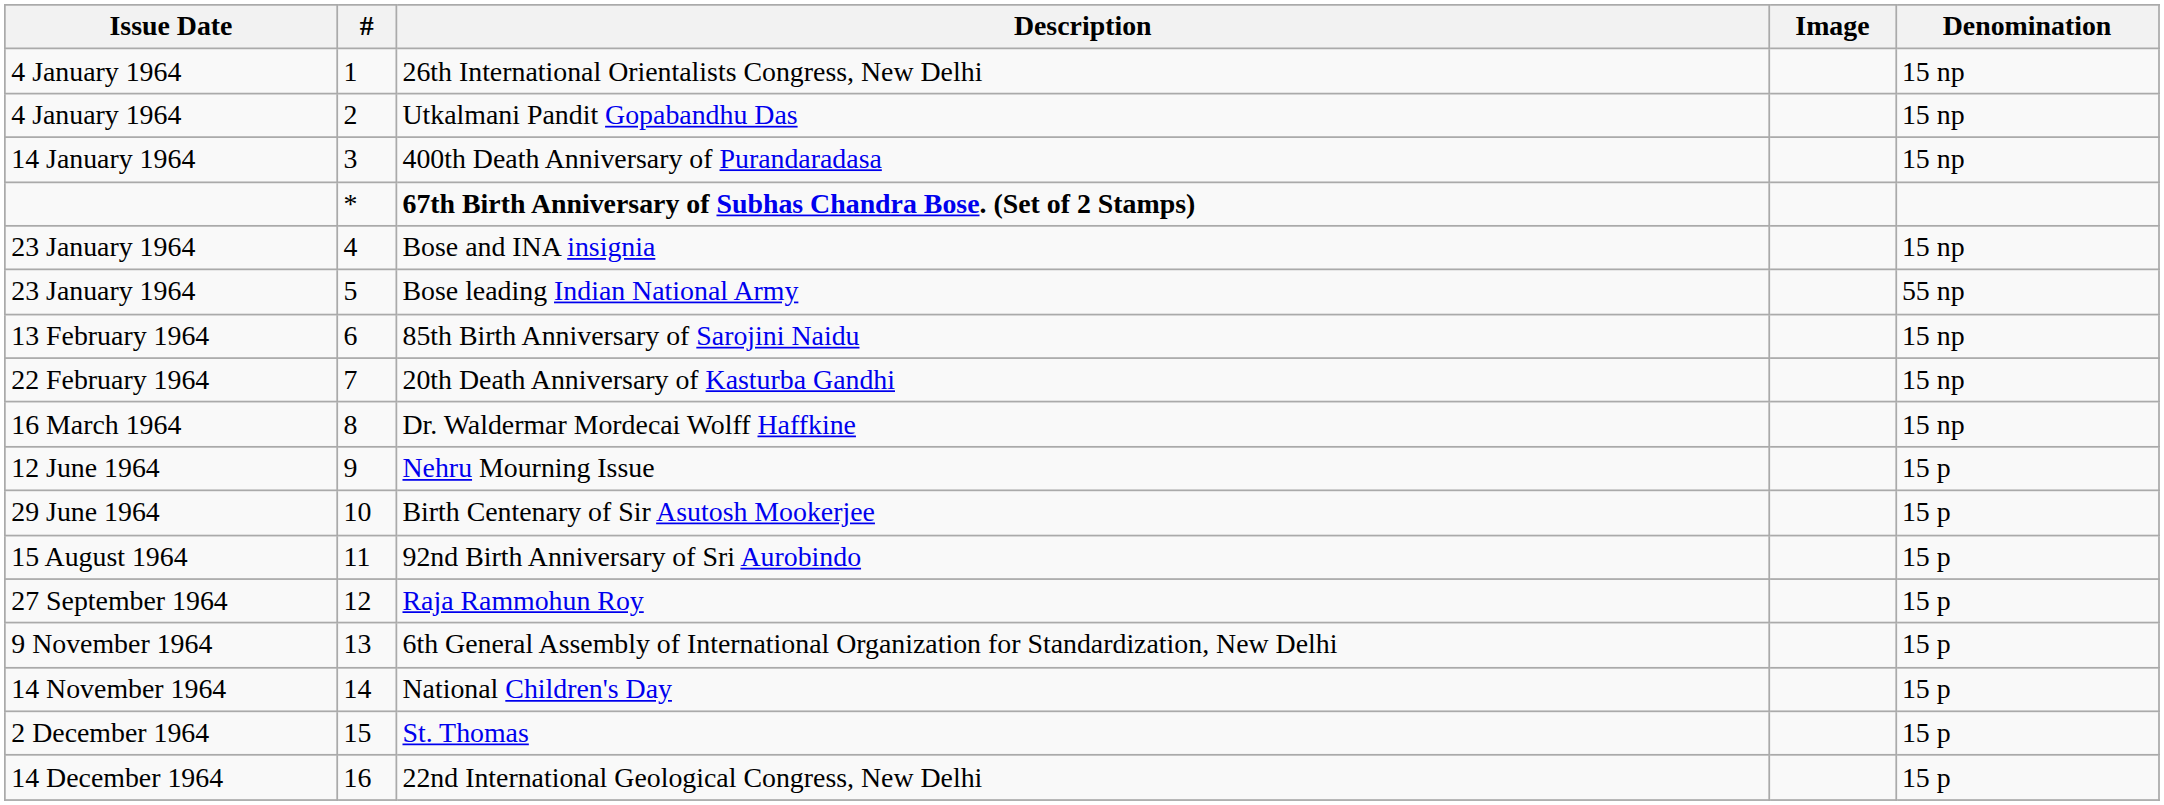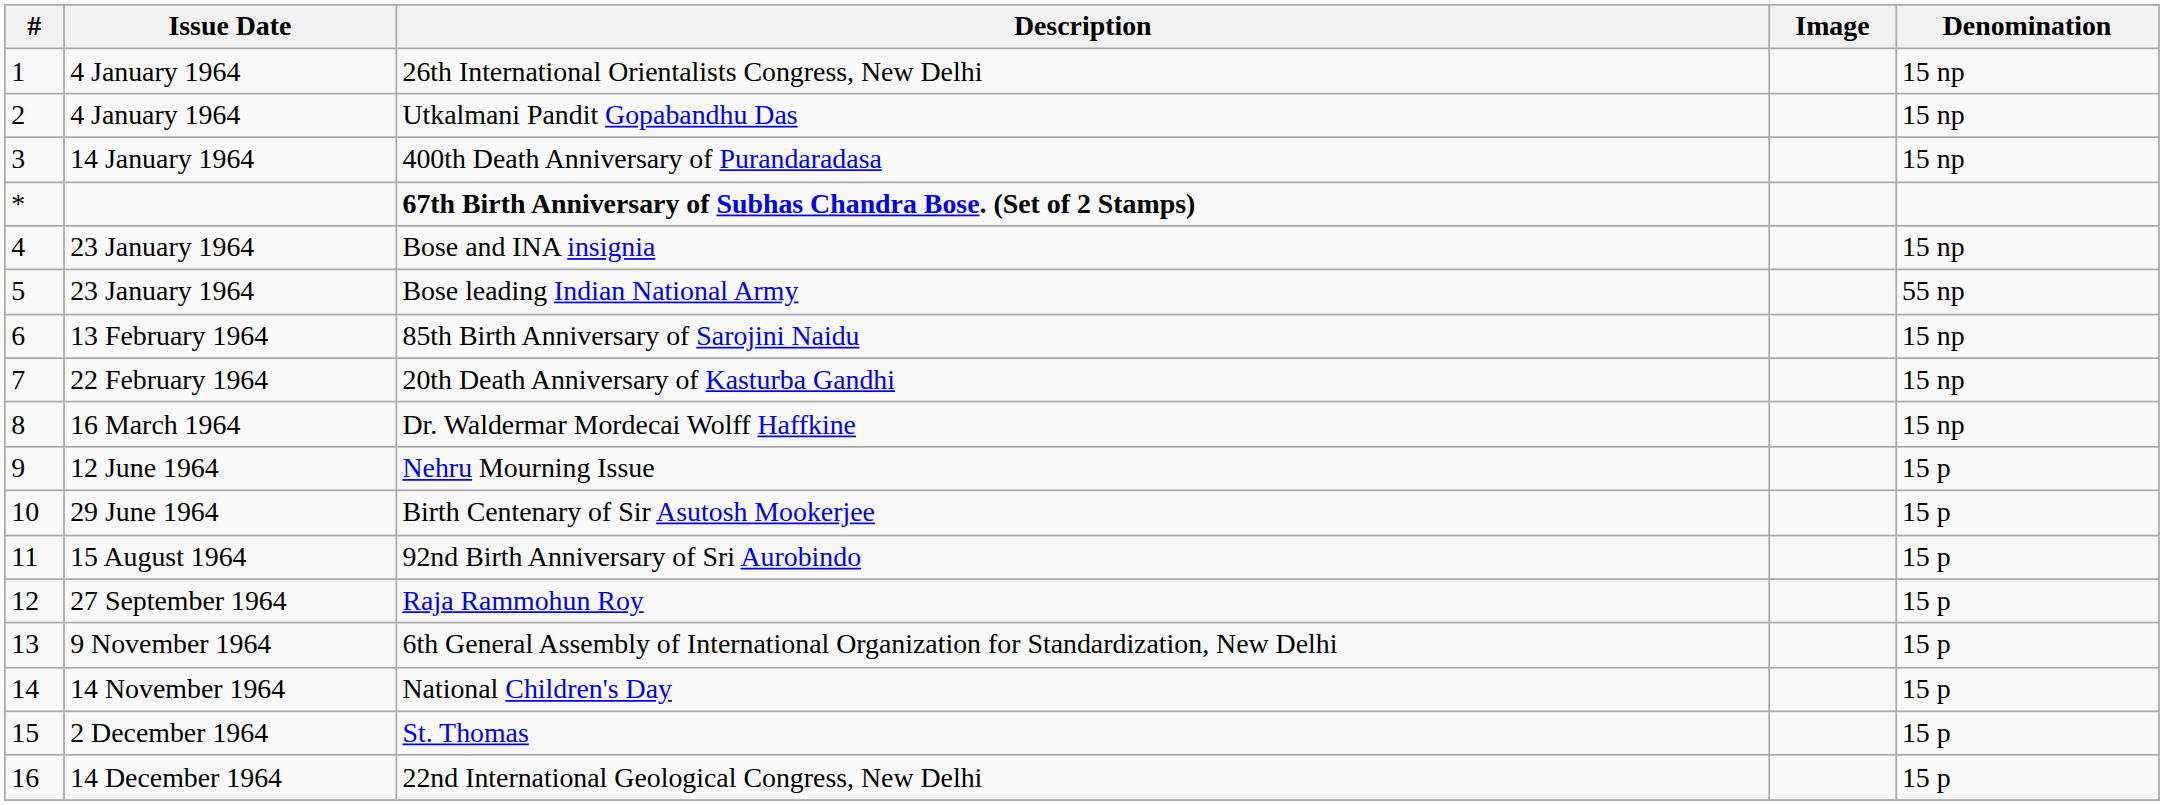columns swapped: (367, 26) <-> (171, 26)
